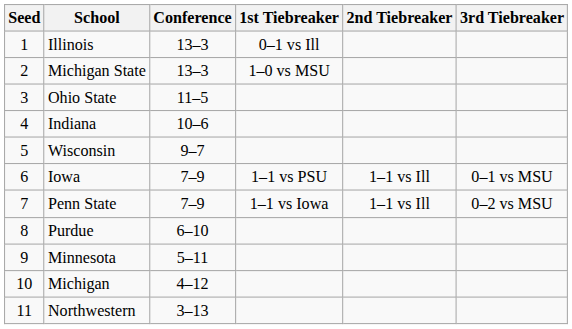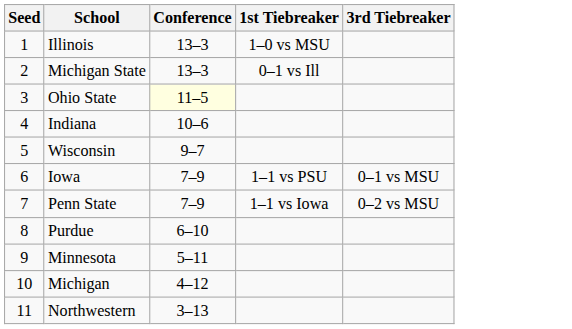- column: (399, 17)
(289, 44) 0–1 vs Ill -> (289, 44) 1–0 vs MSU
(289, 71) 1–0 vs MSU -> (289, 71) 0–1 vs Ill
(193, 97) no background -> (193, 97) lightyellow background
